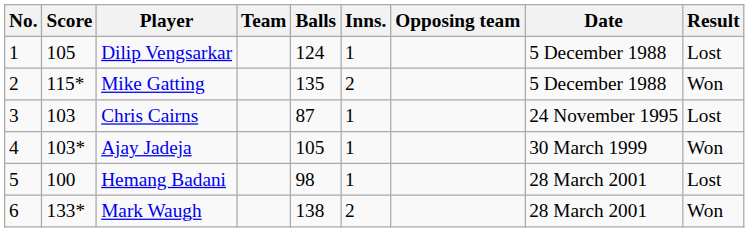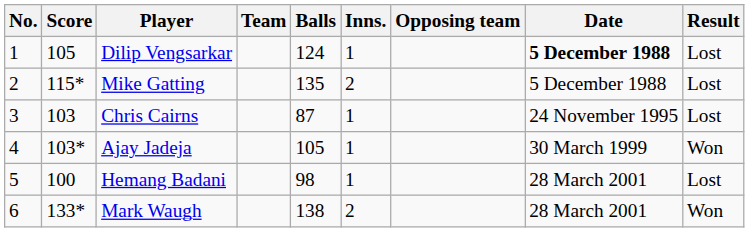(598, 52) normal -> (600, 52) bold
(705, 84) Won -> (704, 84) Lost
